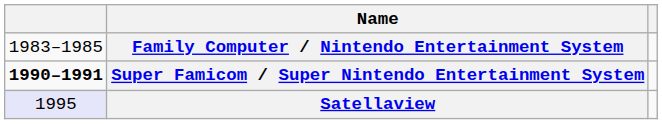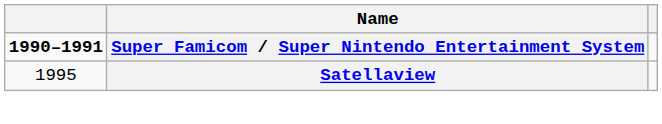- row: (378, 47)
(56, 104) lavender background -> (56, 76) no background
